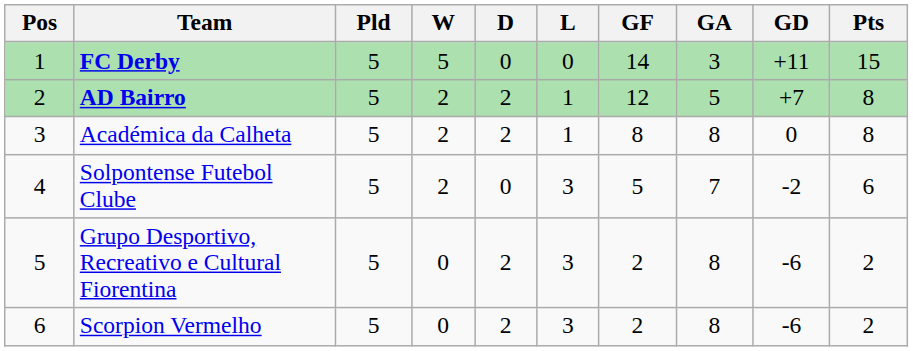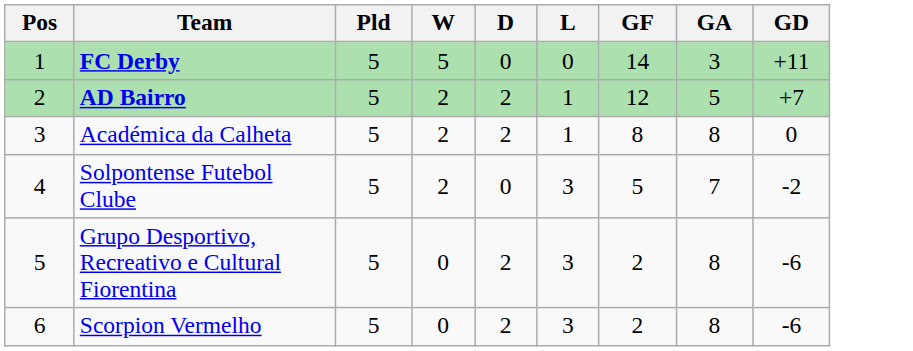- column: (868, 23)
